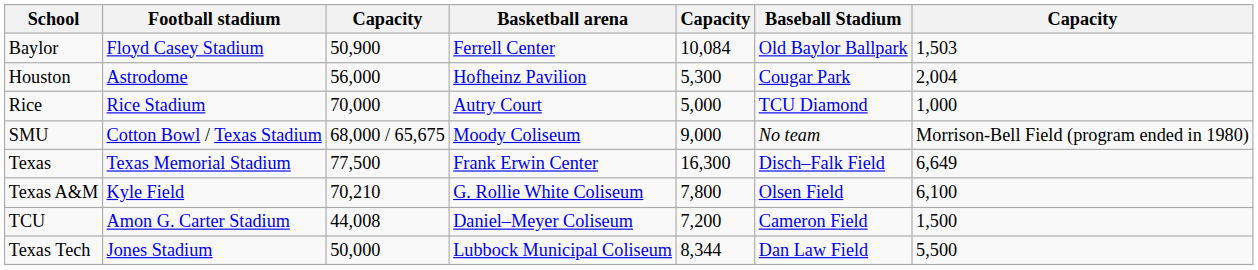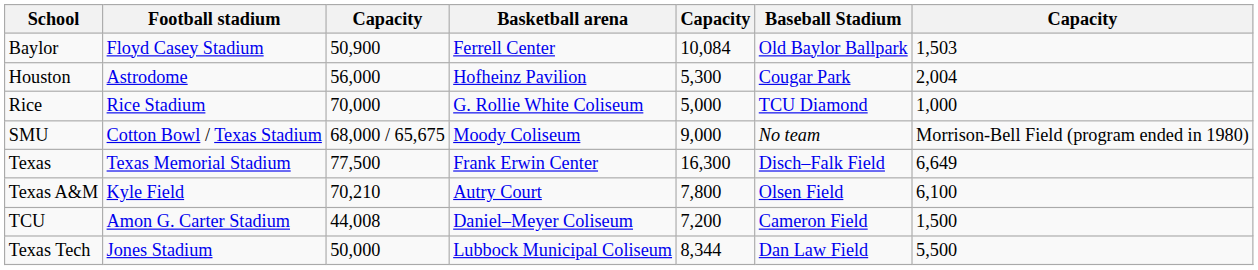(498, 105) Autry Court -> (548, 105) G. Rollie White Coliseum
(548, 192) G. Rollie White Coliseum -> (498, 192) Autry Court
